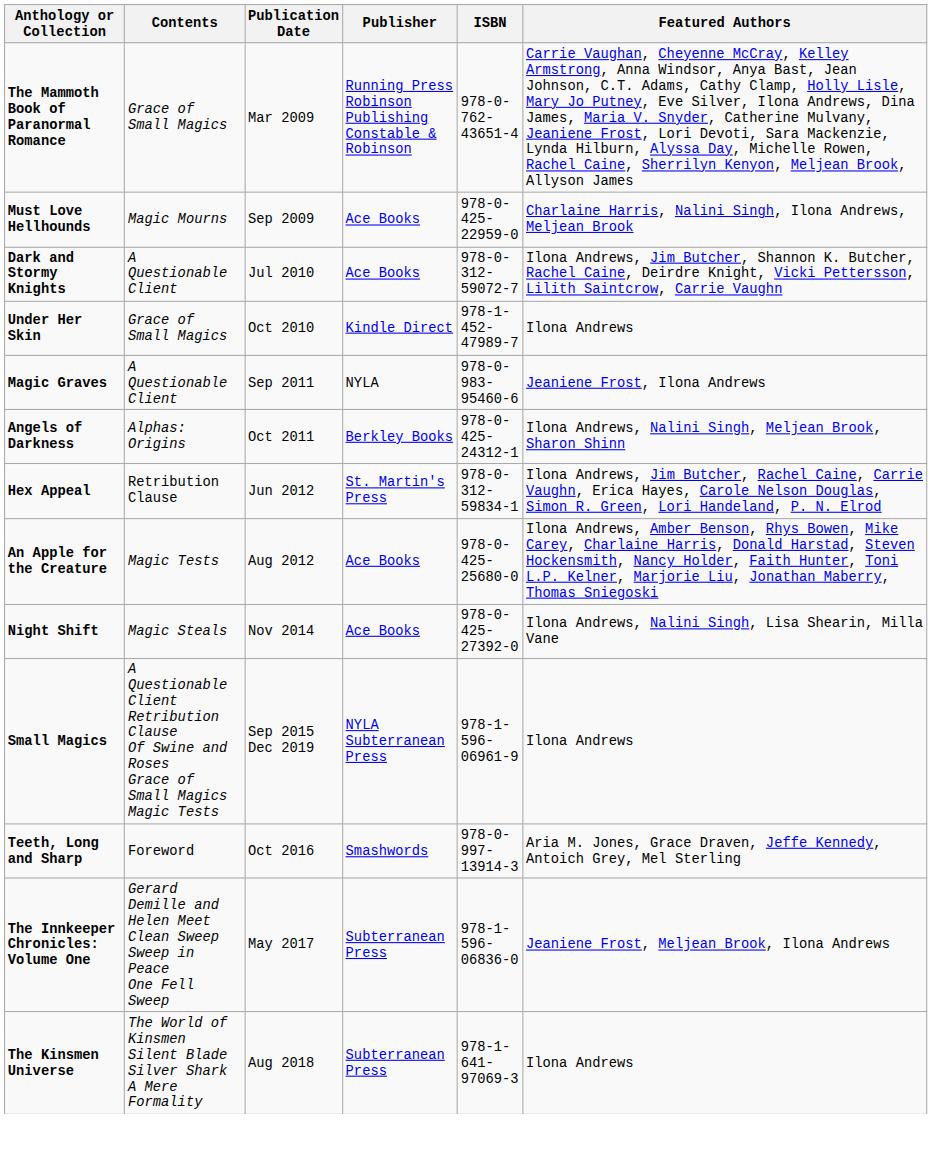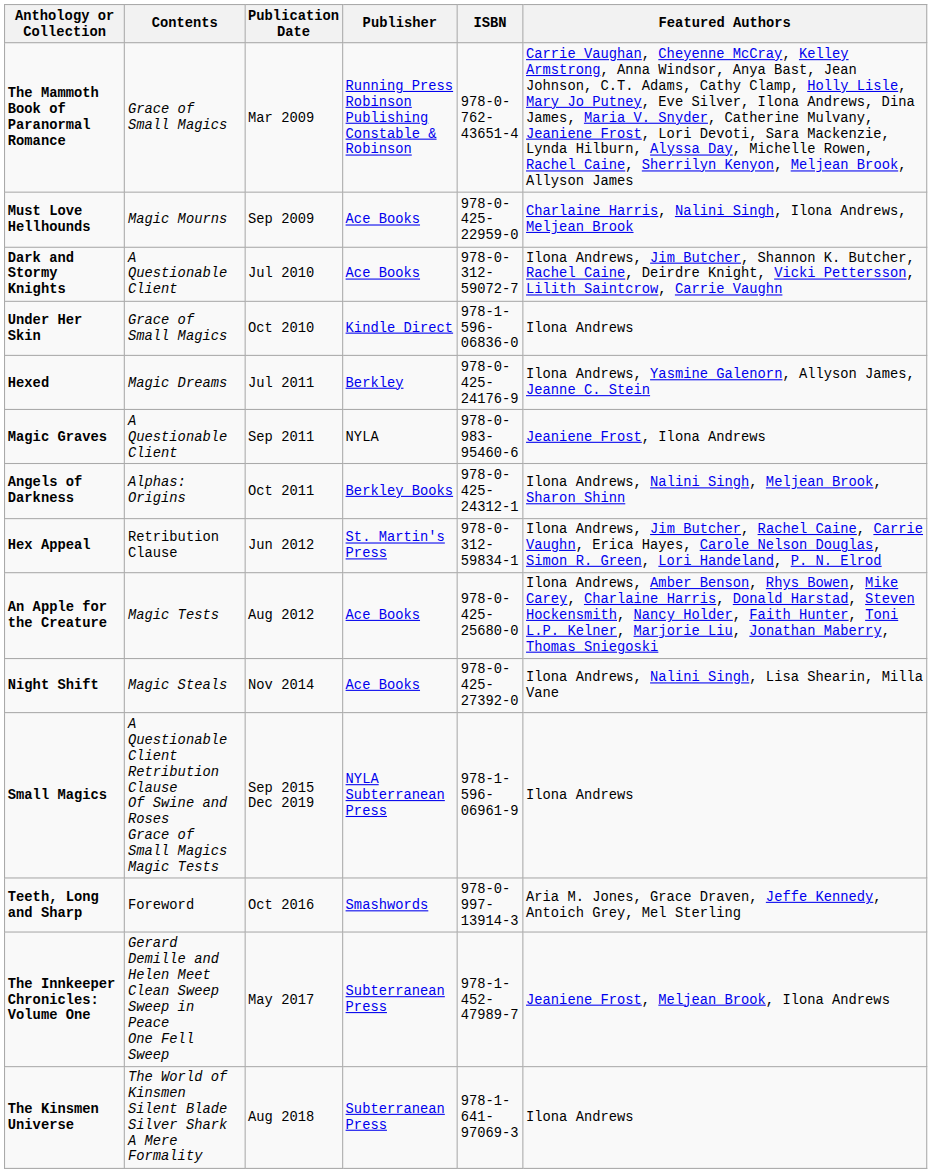(490, 328) 978-1-452-47989-7 -> (490, 328) 978-1-596-06836-0
+ row: (28, 382)
(490, 945) 978-1-596-06836-0 -> (490, 999) 978-1-452-47989-7
